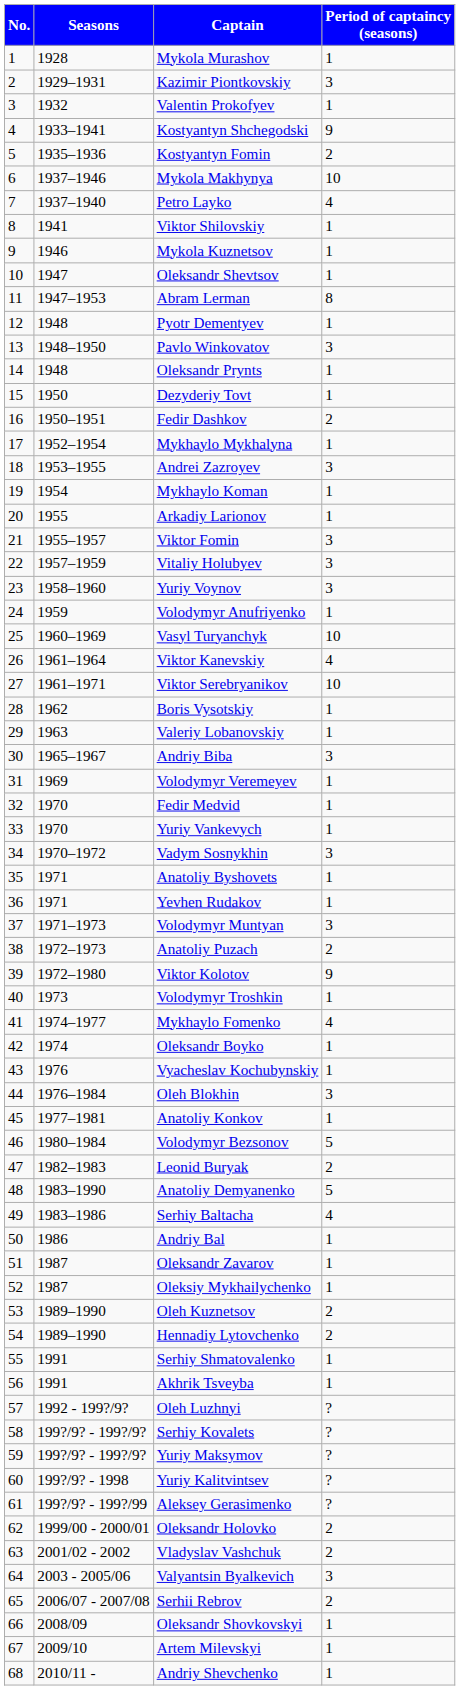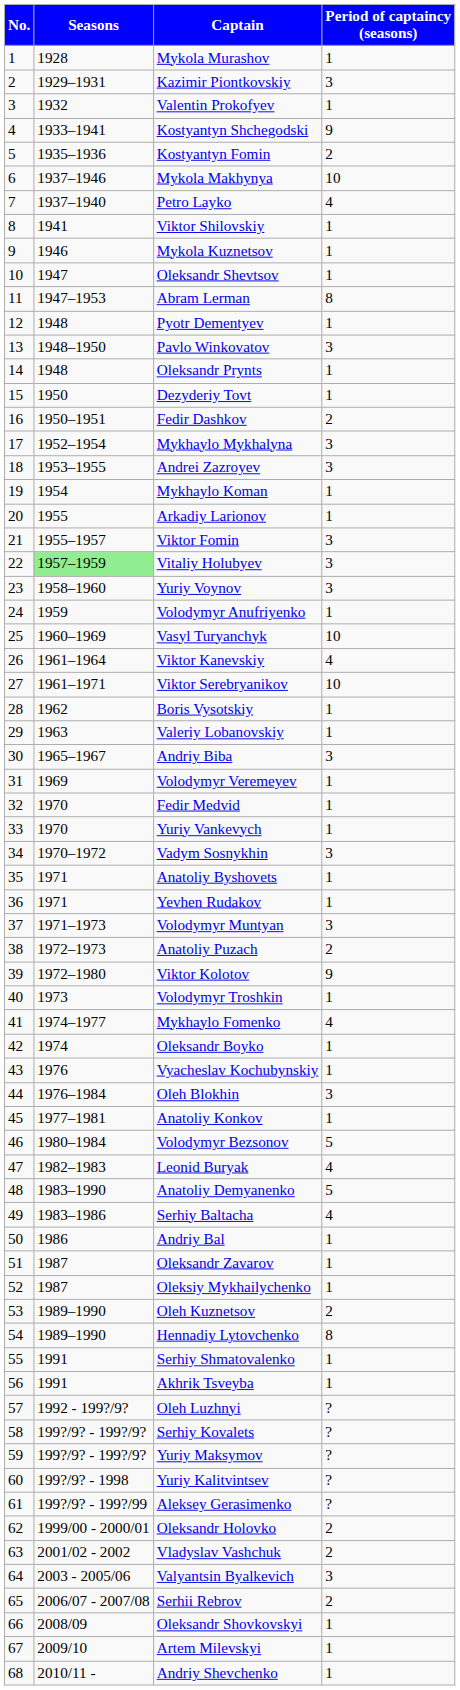(329, 443) 1 -> (329, 443) 3
(72, 563) no background -> (72, 563) lightgreen background
(329, 1166) 2 -> (329, 1166) 4
(329, 1335) 2 -> (329, 1335) 8
